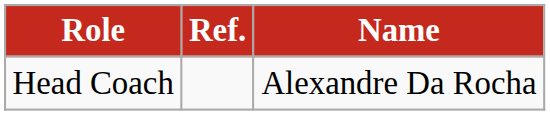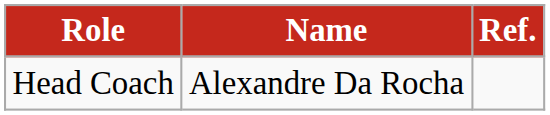columns swapped: (399, 30) <-> (218, 30)
